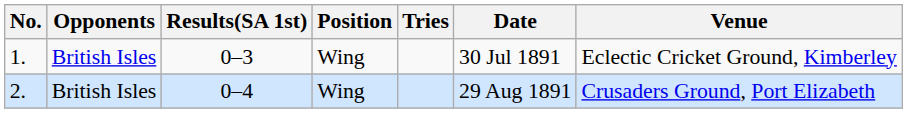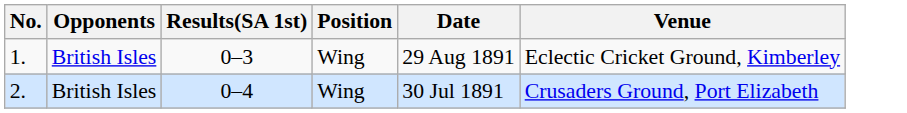- column: (426, 21)
(510, 56) 30 Jul 1891 -> (458, 56) 29 Aug 1891
(515, 90) 29 Aug 1891 -> (453, 90) 30 Jul 1891
